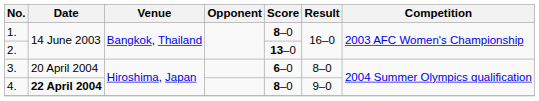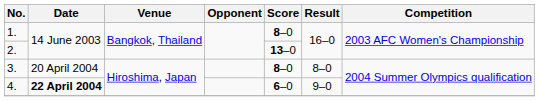(283, 68) 6–0 -> (283, 68) 8–0
(283, 86) 8–0 -> (283, 86) 6–0
